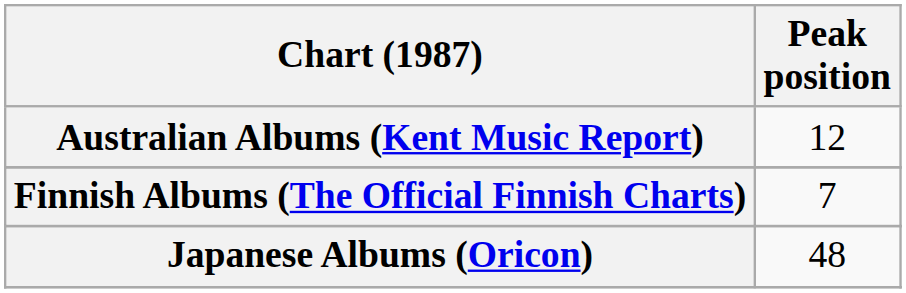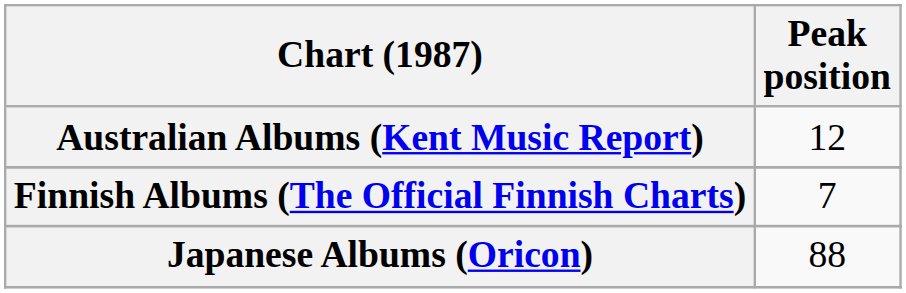(827, 255) 48 -> (827, 255) 88
